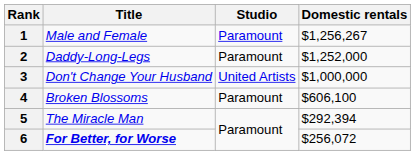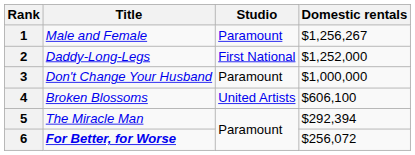(250, 56) Paramount -> (257, 56) First National
(257, 77) United Artists -> (250, 77) Paramount
(250, 98) Paramount -> (257, 98) United Artists
